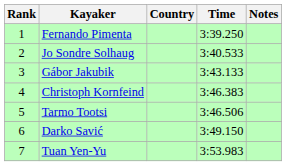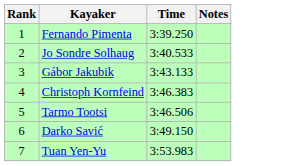- column: (172, 14)
